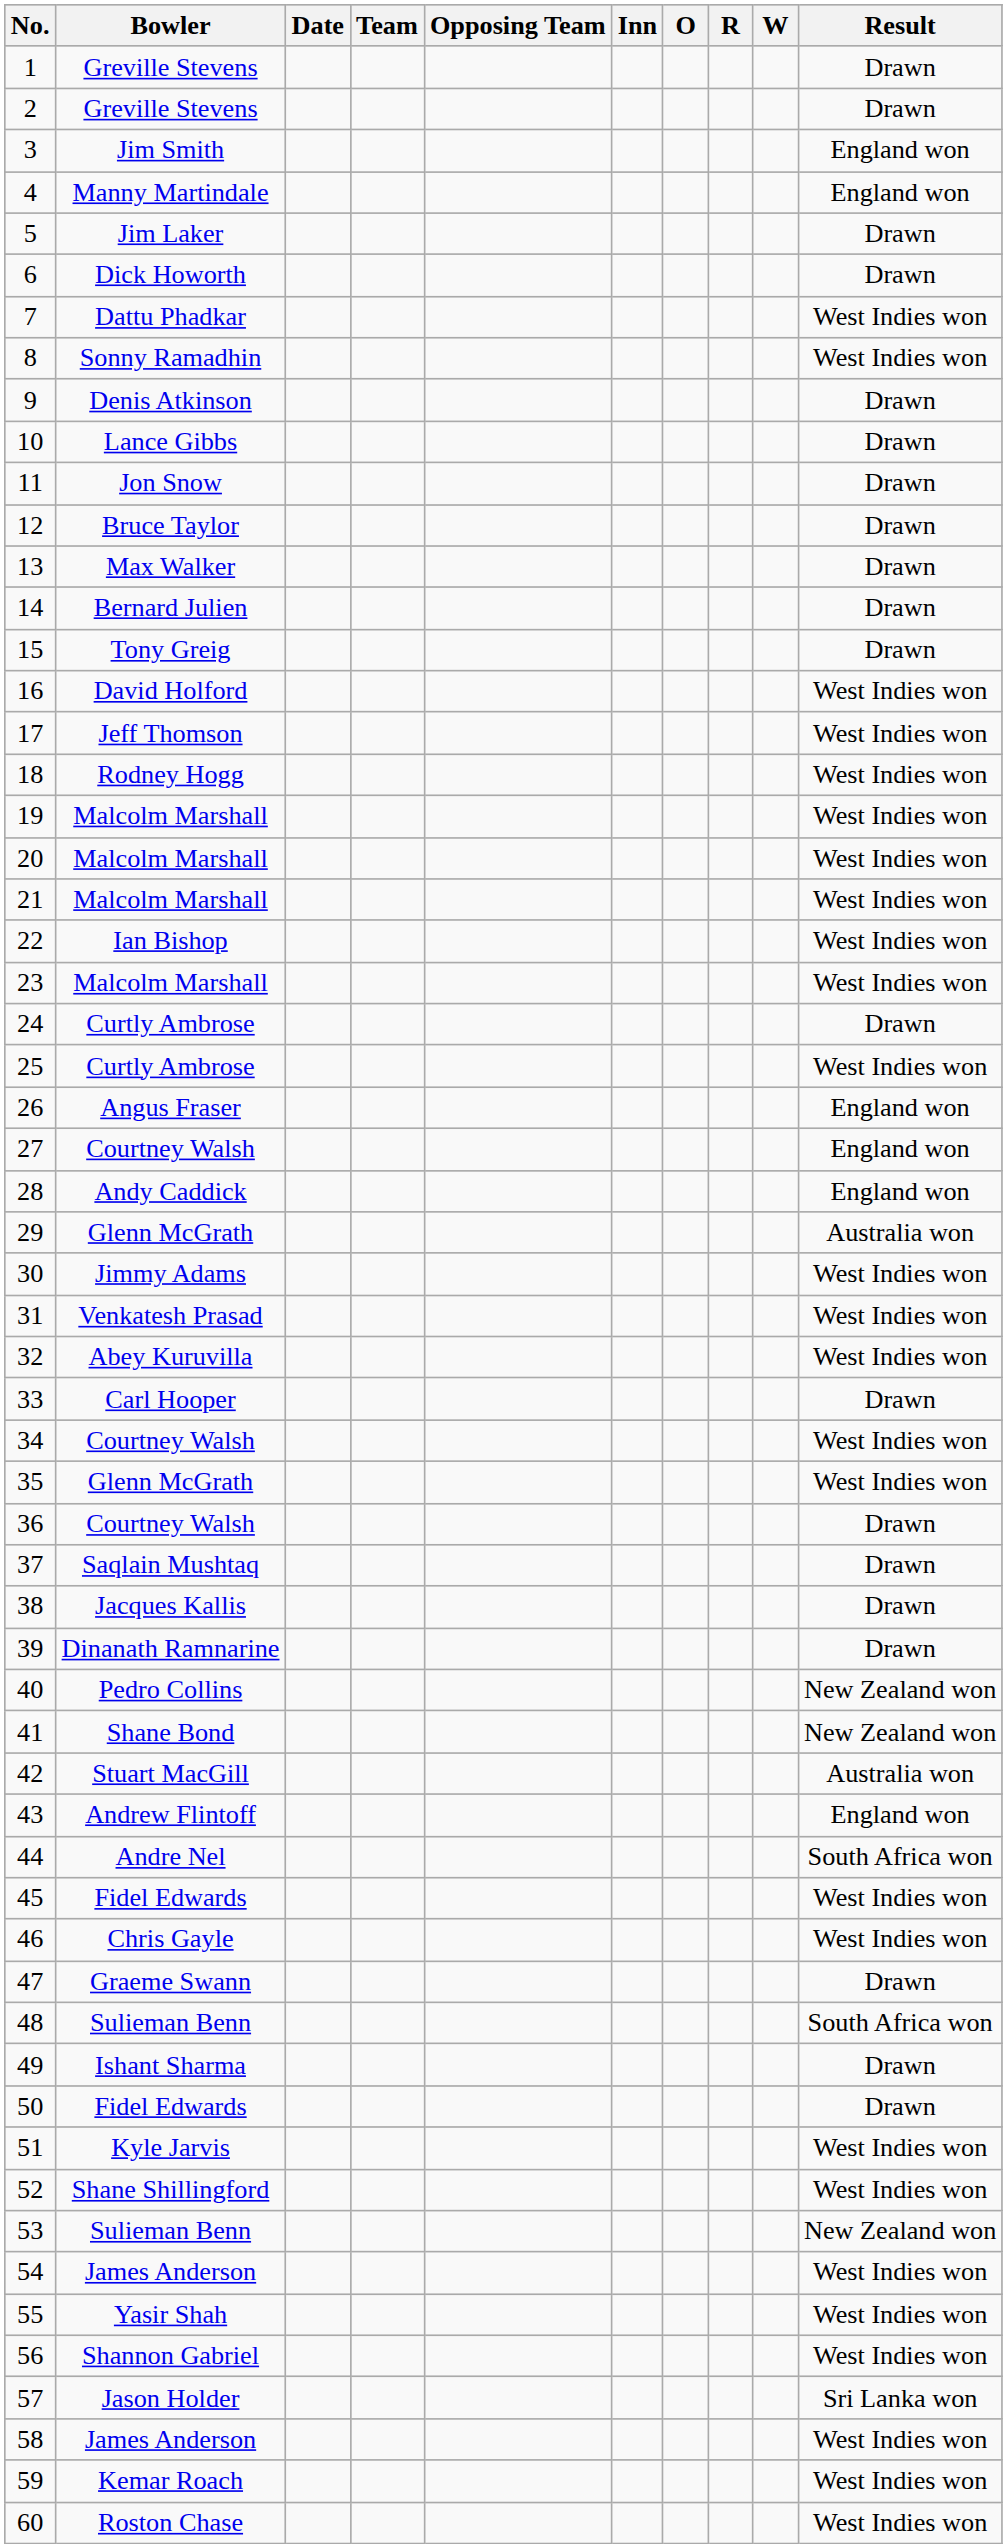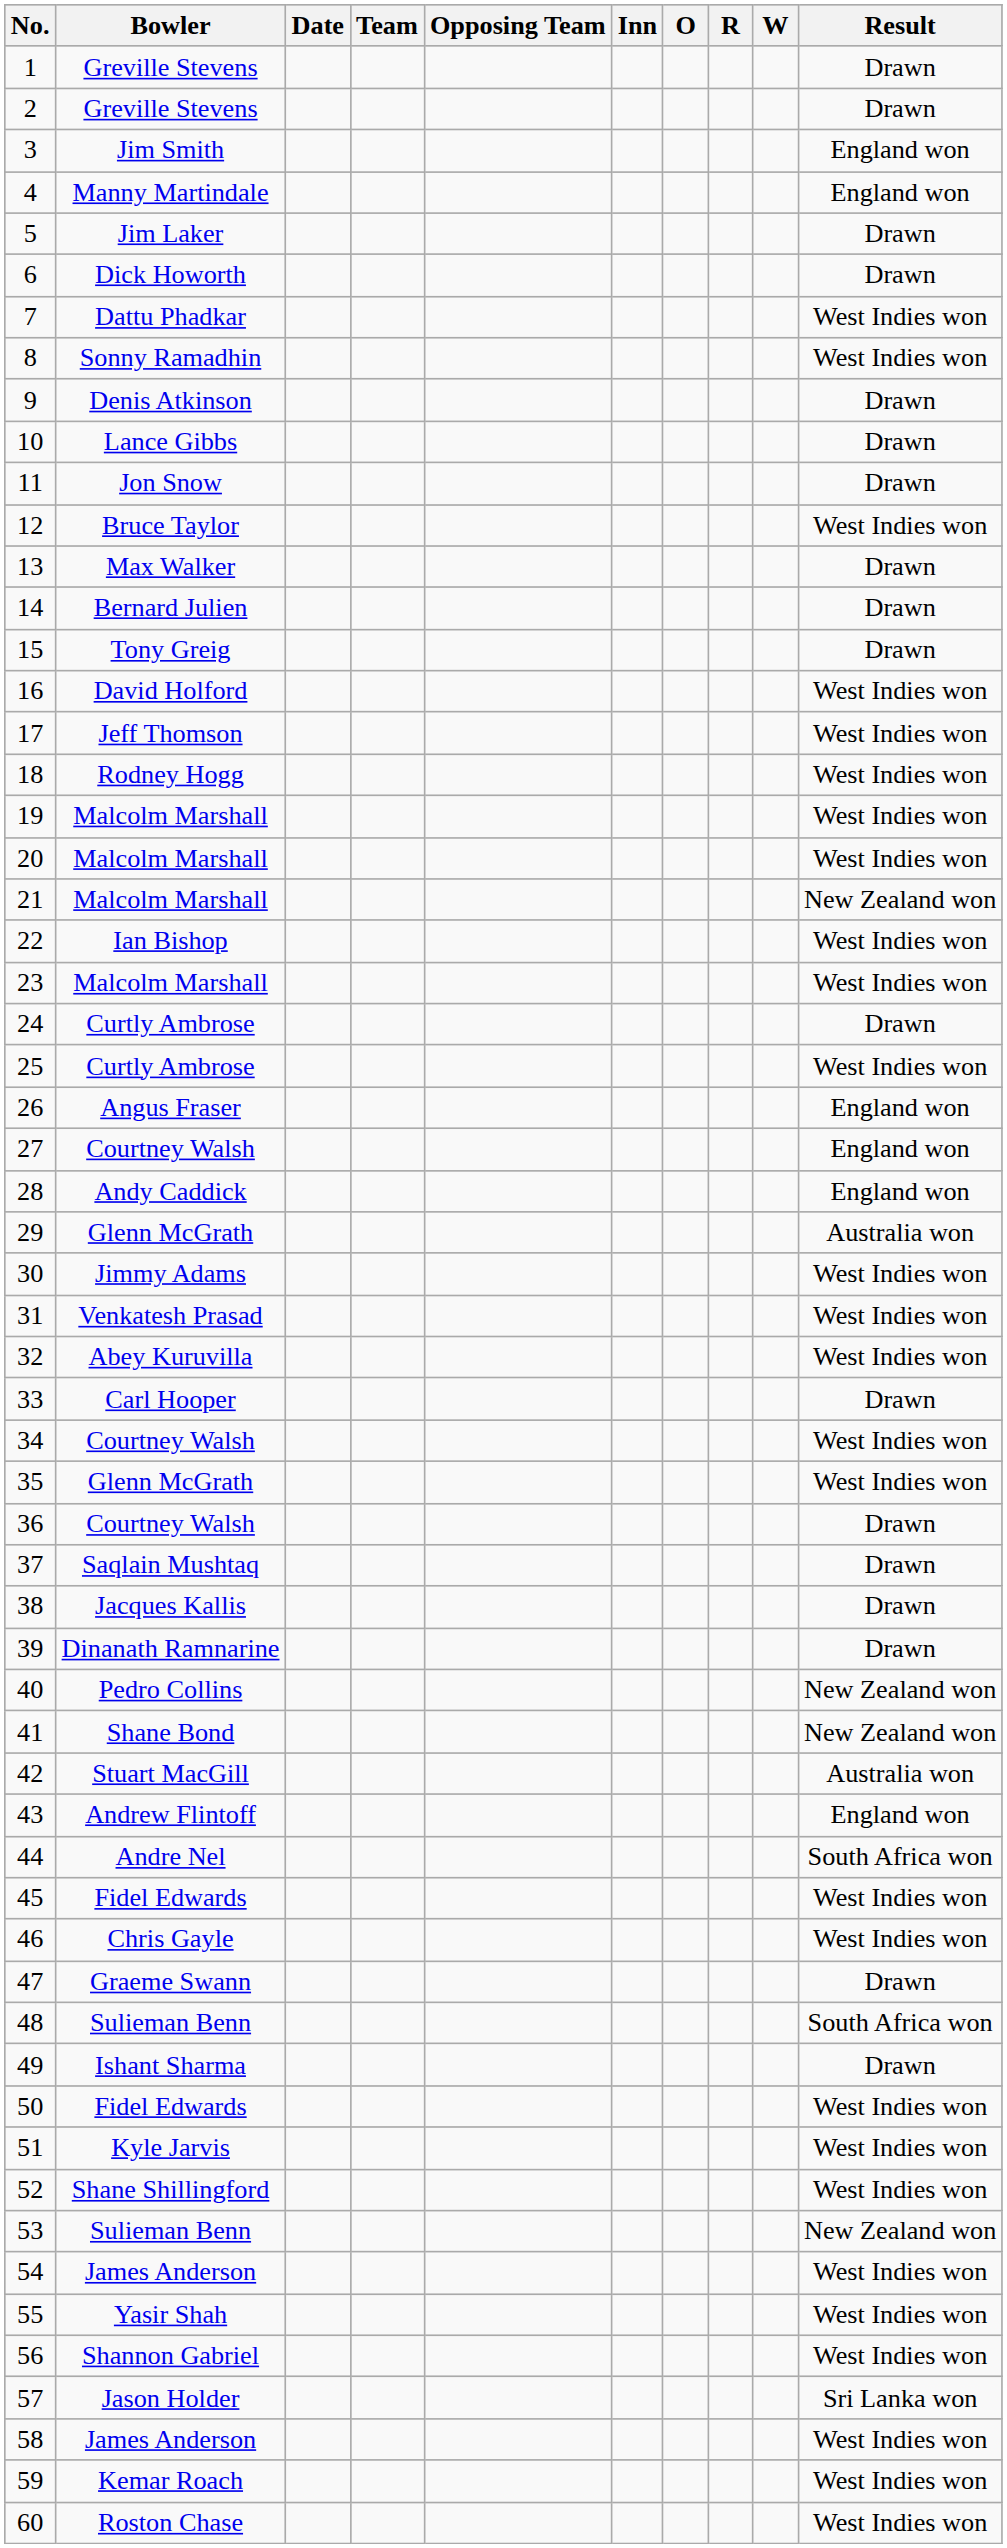(900, 524) Drawn -> (900, 524) West Indies won
(900, 899) West Indies won -> (900, 899) New Zealand won
(900, 2106) Drawn -> (900, 2106) West Indies won
